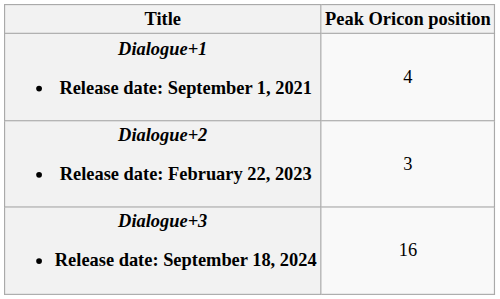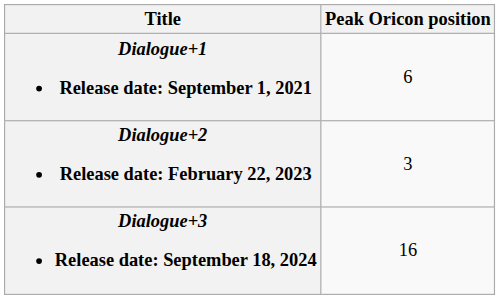(408, 77) 4 -> (408, 77) 6
